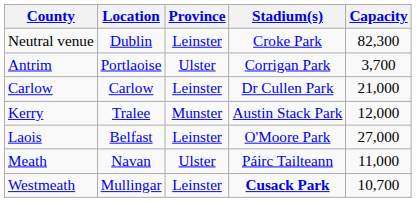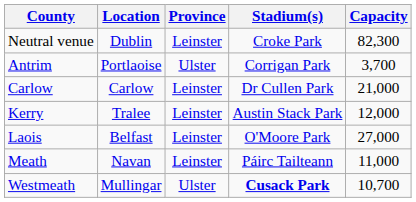(197, 112) Munster -> (197, 112) Leinster
(197, 161) Ulster -> (197, 161) Leinster
(197, 185) Leinster -> (197, 185) Ulster
